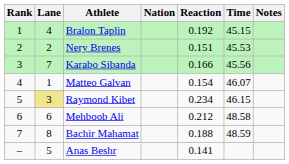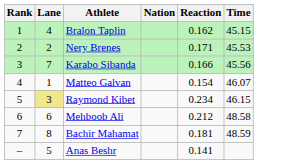- column: (269, 13)
(201, 30) 0.192 -> (201, 30) 0.162
(201, 47) 0.151 -> (201, 47) 0.171
(201, 133) 0.188 -> (201, 133) 0.181
